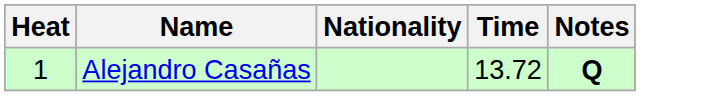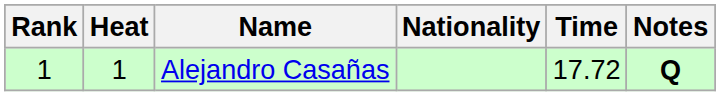+ column: (44, 26)
(508, 69) 13.72 -> (587, 69) 17.72
